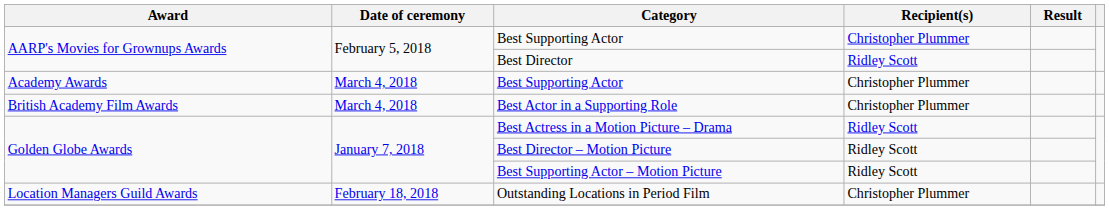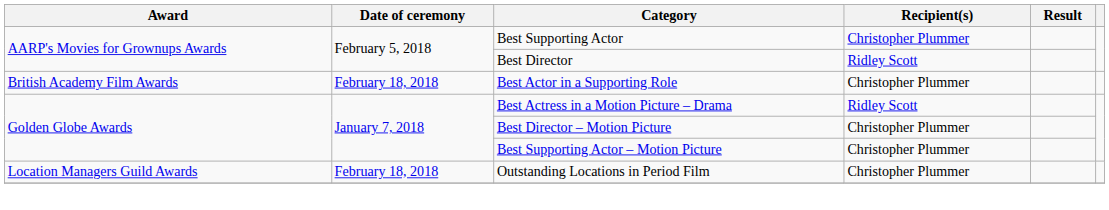- row: (57, 82)
(376, 104) March 4, 2018 -> (386, 82) February 18, 2018
(882, 149) Ridley Scott -> (908, 127) Christopher Plummer
(882, 171) Ridley Scott -> (908, 149) Christopher Plummer
